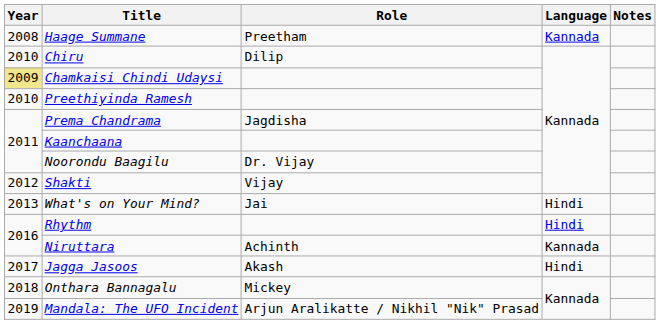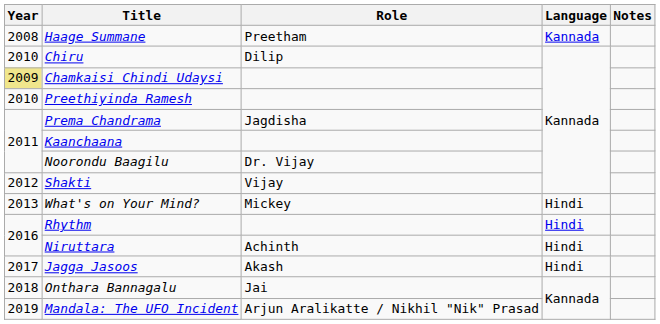(256, 204) Jai -> (268, 204) Mickey
(572, 246) Kannada -> (564, 246) Hindi
(268, 288) Mickey -> (256, 288) Jai
